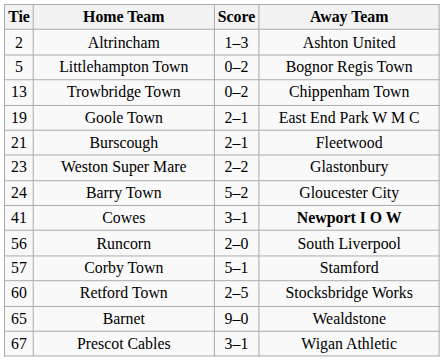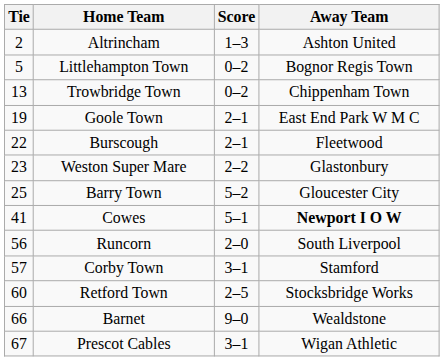(19, 142) 21 -> (19, 142) 22
(19, 192) 24 -> (19, 192) 25
(236, 218) 3–1 -> (236, 218) 5–1
(236, 268) 5–1 -> (236, 268) 3–1
(19, 318) 65 -> (19, 318) 66
